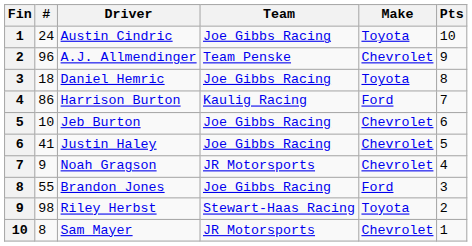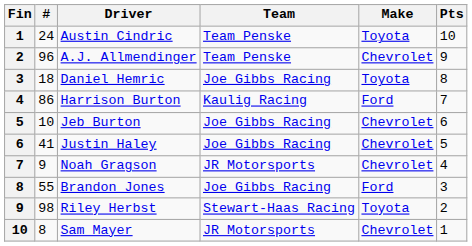(267, 37) Joe Gibbs Racing -> (247, 37) Team Penske
